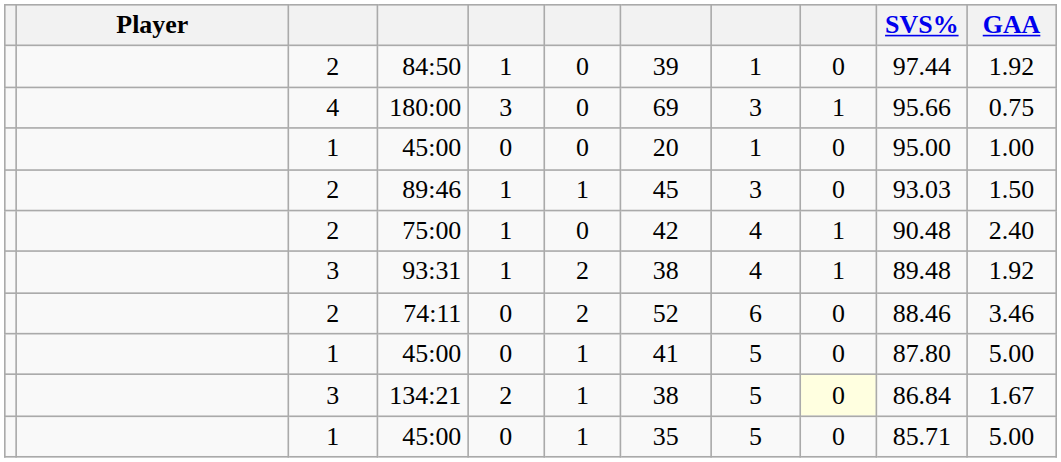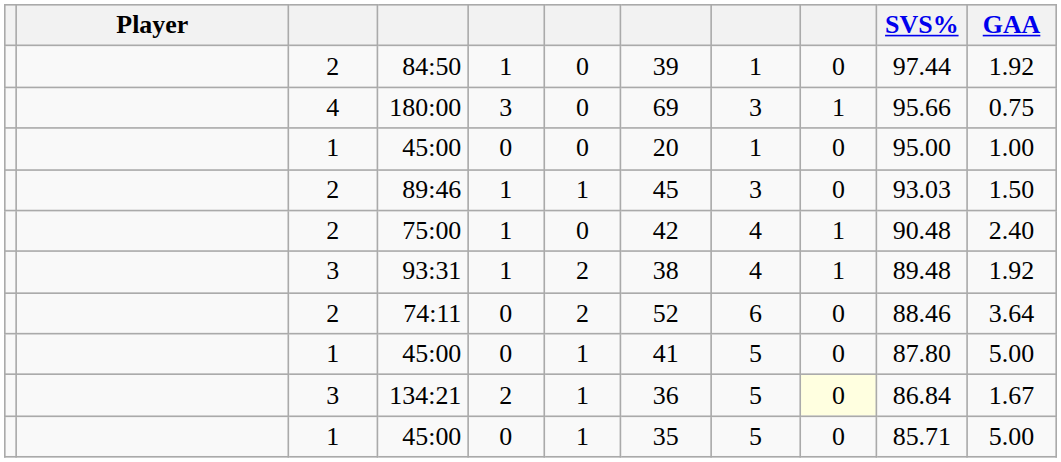(1012, 312) 3.46 -> (1012, 312) 3.64
(666, 395) 38 -> (666, 395) 36
